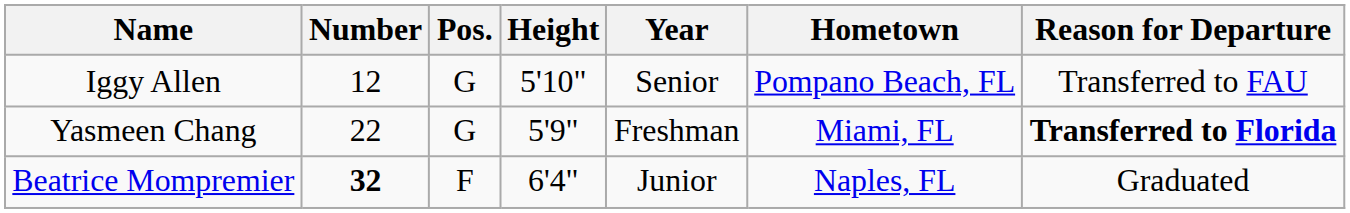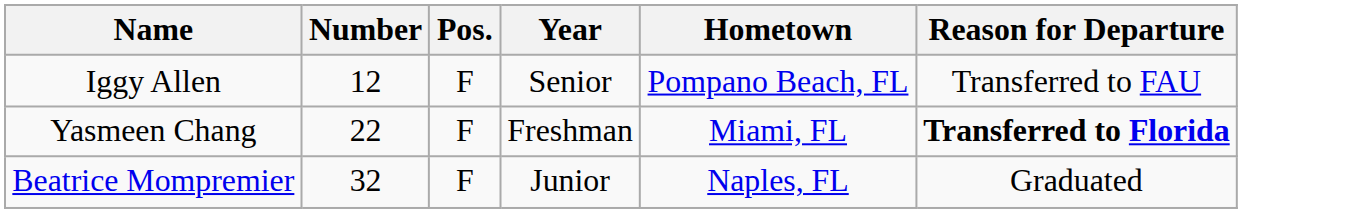- column: (553, 29)
(465, 80) G -> (465, 80) F
(465, 130) G -> (465, 130) F
(366, 181) bold -> (366, 181) normal
